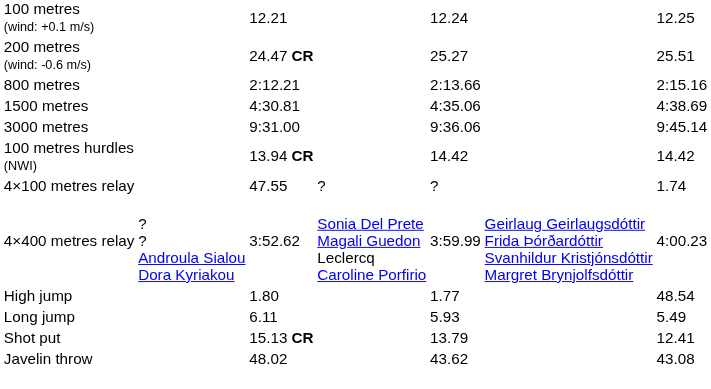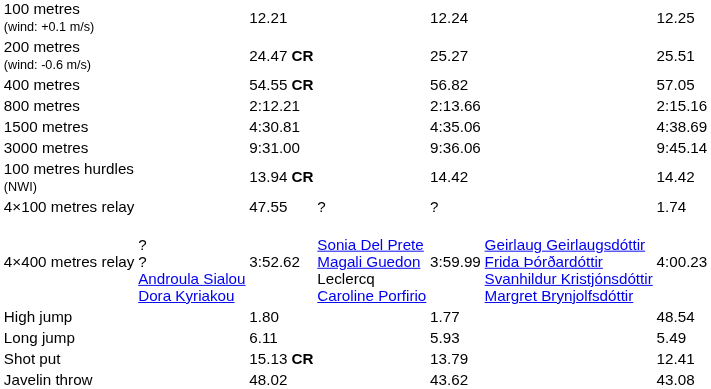+ row: (42, 85)
